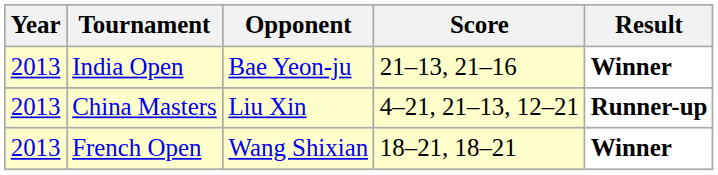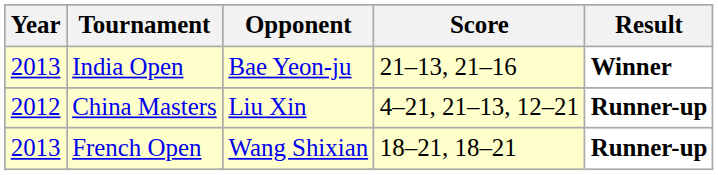(36, 107) 2013 -> (36, 107) 2012
(631, 148) Winner -> (649, 148) Runner-up
